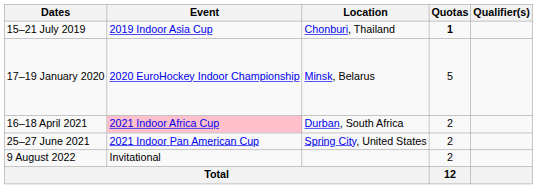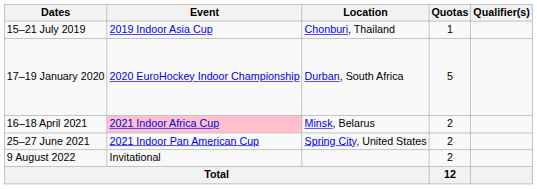(450, 30) bold -> (450, 30) normal
(340, 77) Minsk, Belarus -> (354, 77) Durban, South Africa
(354, 124) Durban, South Africa -> (340, 124) Minsk, Belarus
